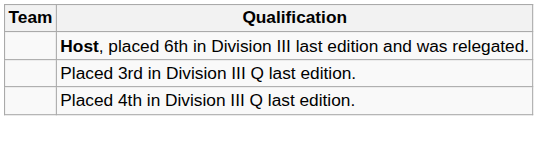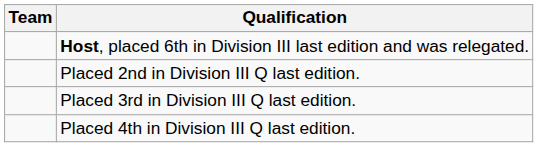+ row: (210, 73)
